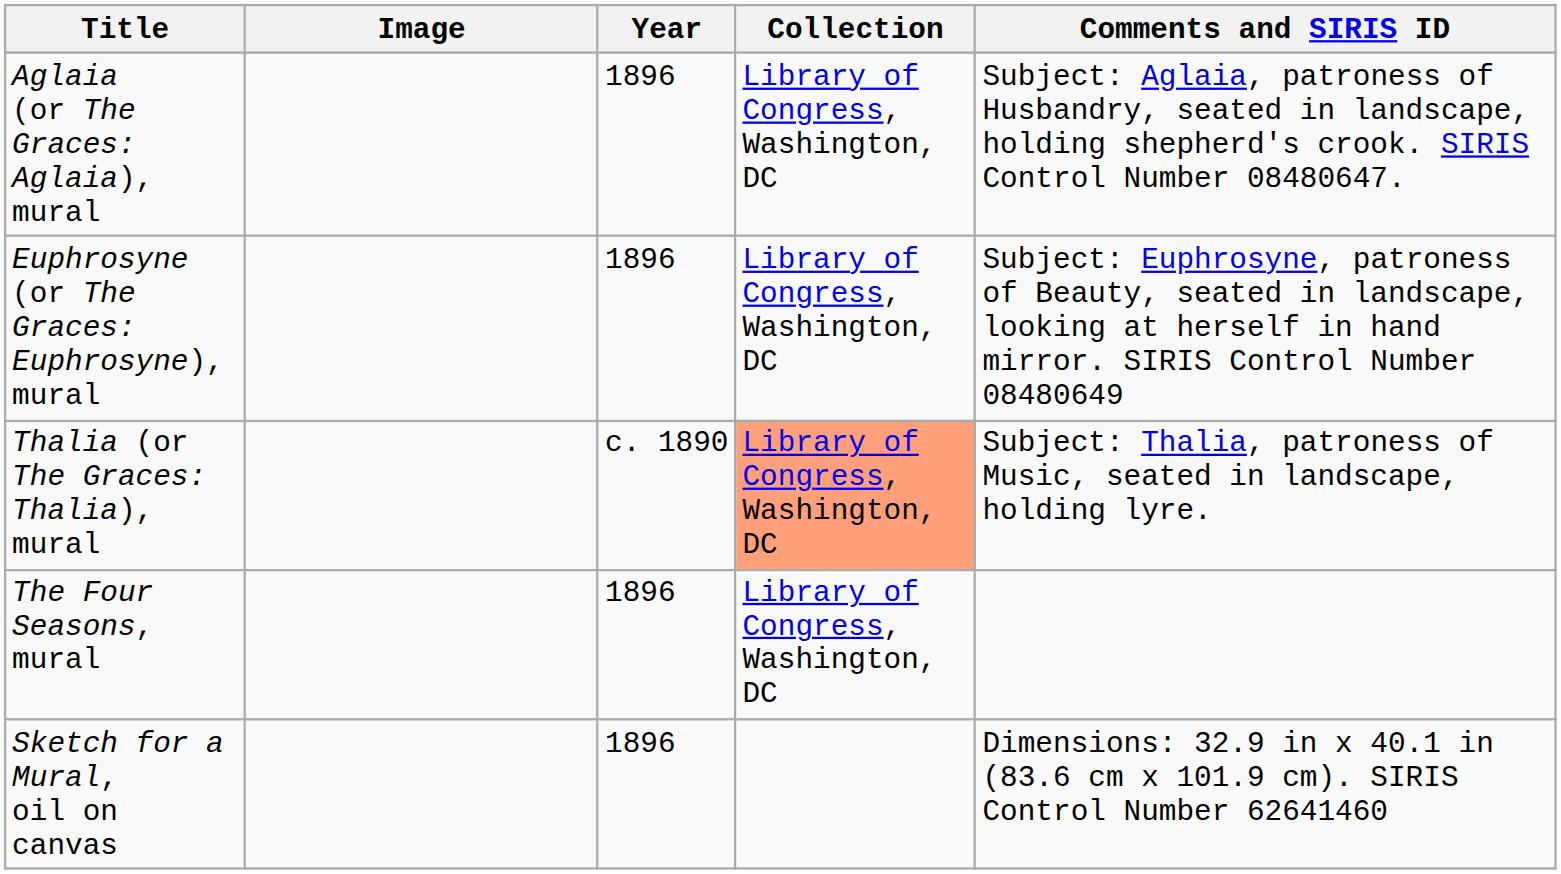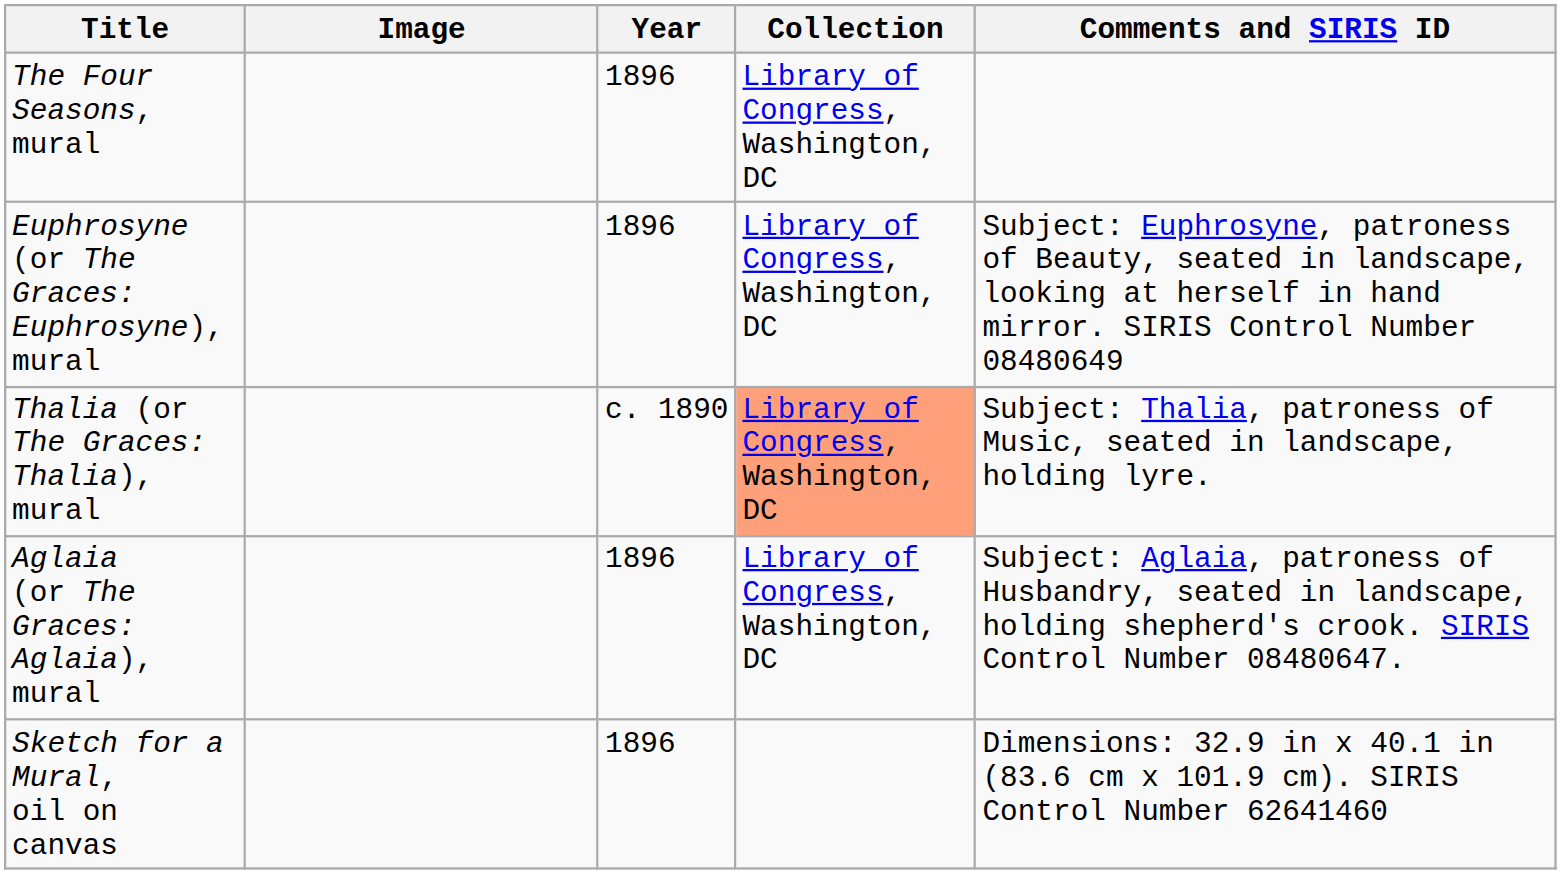rows swapped: (83, 145) <-> (83, 627)
